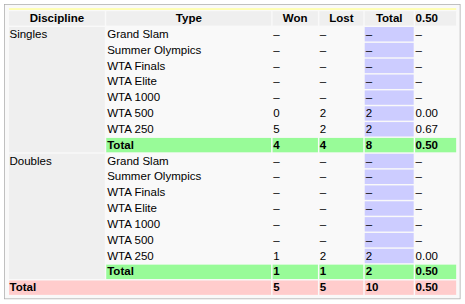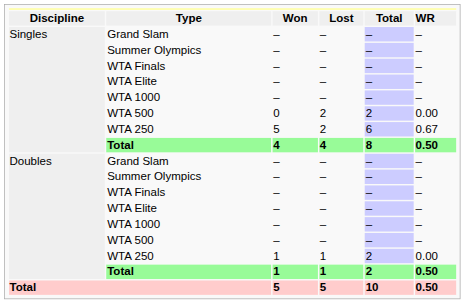(427, 18) 0.50 -> (425, 18) WR
(369, 129) 2 -> (369, 129) 6
(323, 256) 2 -> (323, 256) 1
